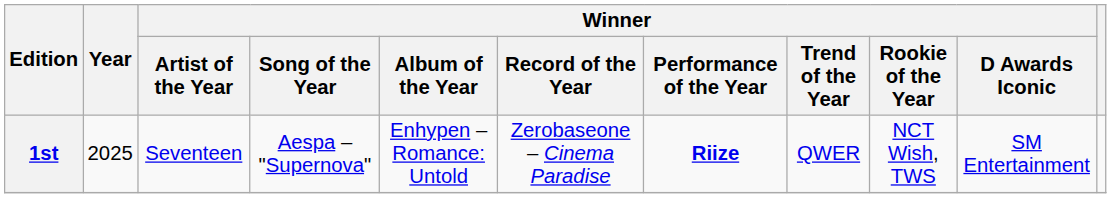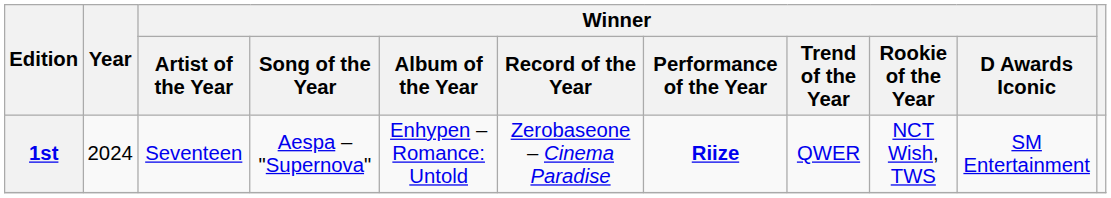(110, 153) 2025 -> (110, 153) 2024
